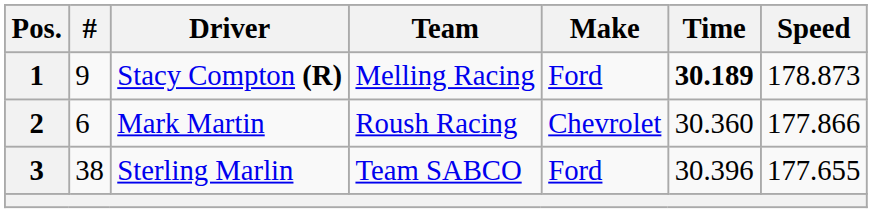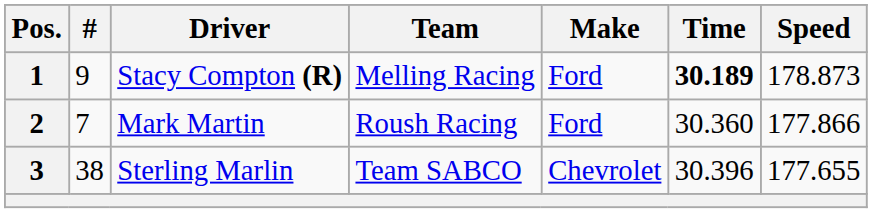(82, 123) 6 -> (82, 123) 7
(605, 123) Chevrolet -> (575, 123) Ford
(575, 170) Ford -> (605, 170) Chevrolet
